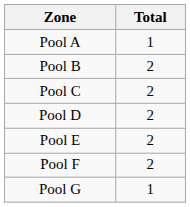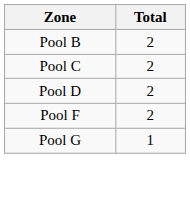- row: (60, 41)
- row: (60, 140)
